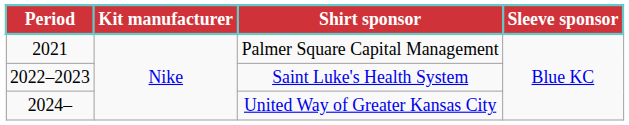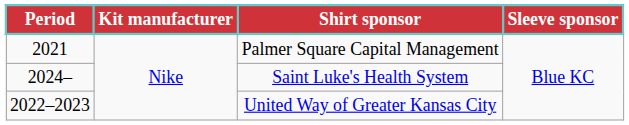(50, 77) 2022–2023 -> (50, 77) 2024–
(50, 105) 2024– -> (50, 105) 2022–2023
